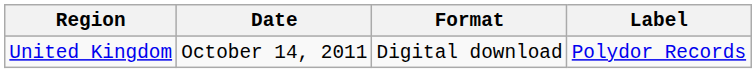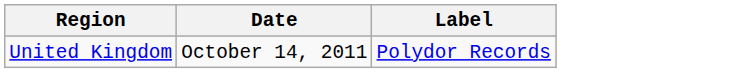- column: (470, 21)
